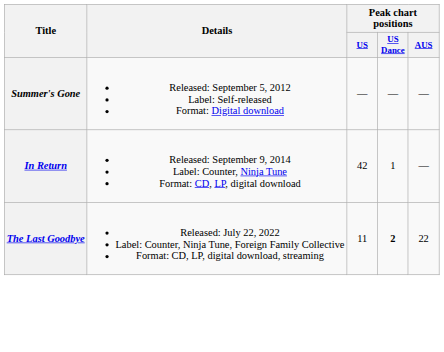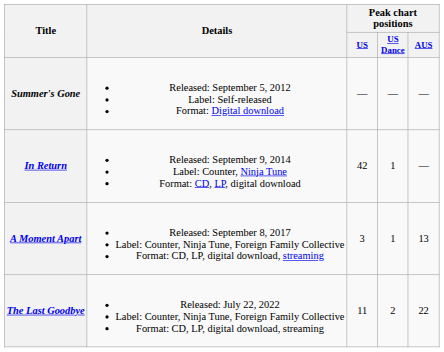+ row: (46, 238)
(393, 238) bold -> (393, 311) normal
